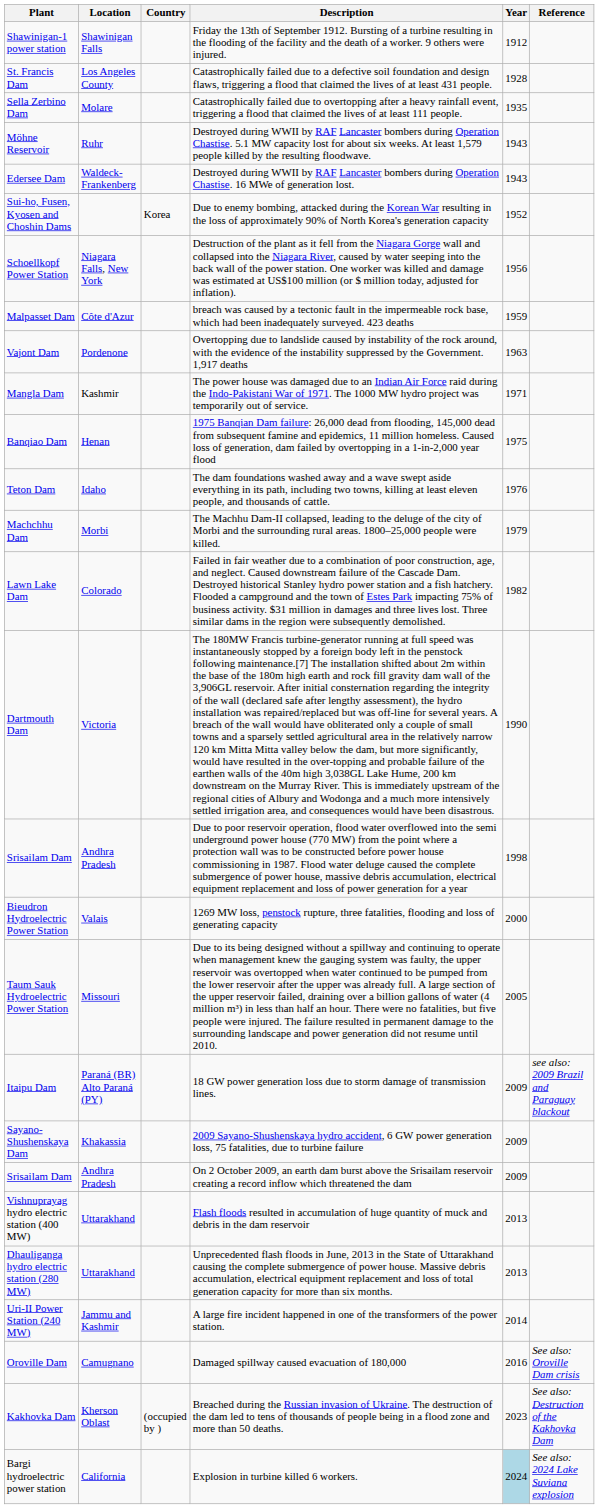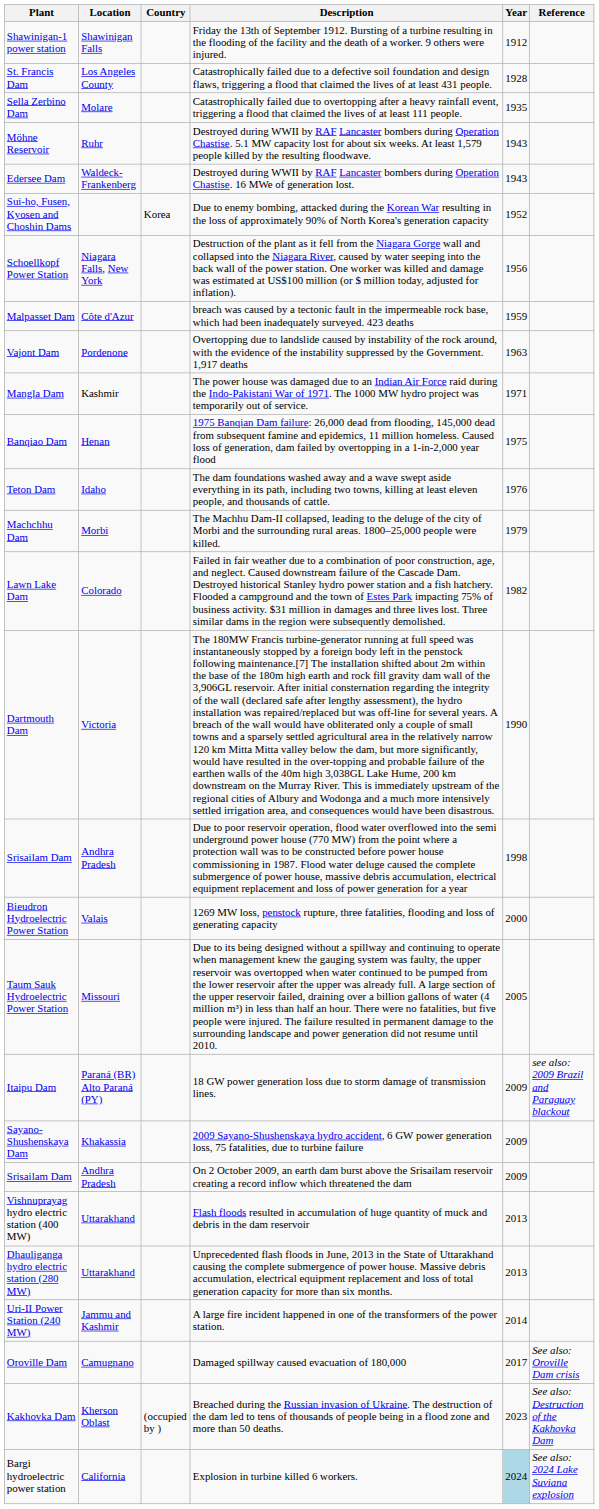(516, 1362) 2016 -> (516, 1362) 2017
